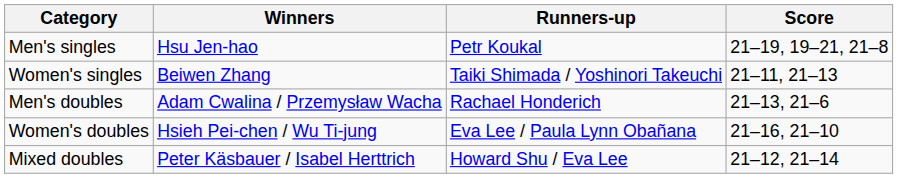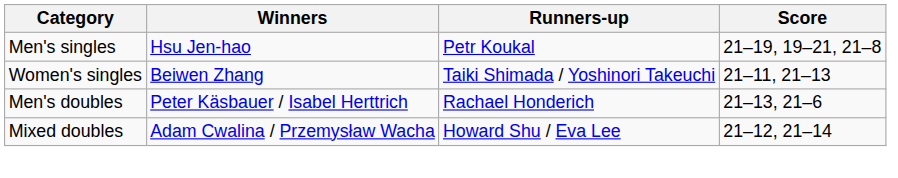(299, 103) Adam Cwalina / Przemysław Wacha -> (279, 103) Peter Käsbauer / Isabel Herttrich
- row: (79, 131)
(286, 159) Peter Käsbauer / Isabel Herttrich -> (292, 131) Adam Cwalina / Przemysław Wacha
